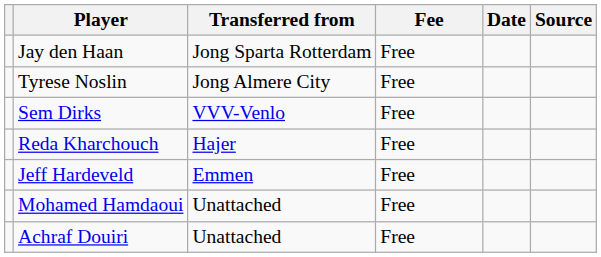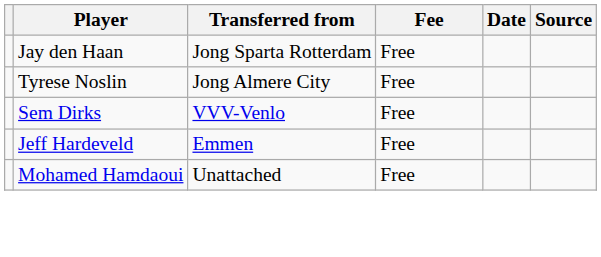- row: (88, 143)
- row: (73, 236)
